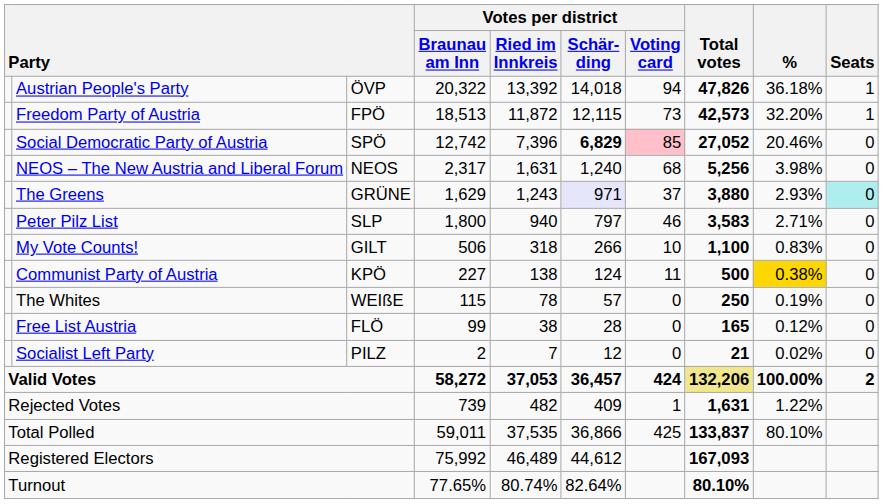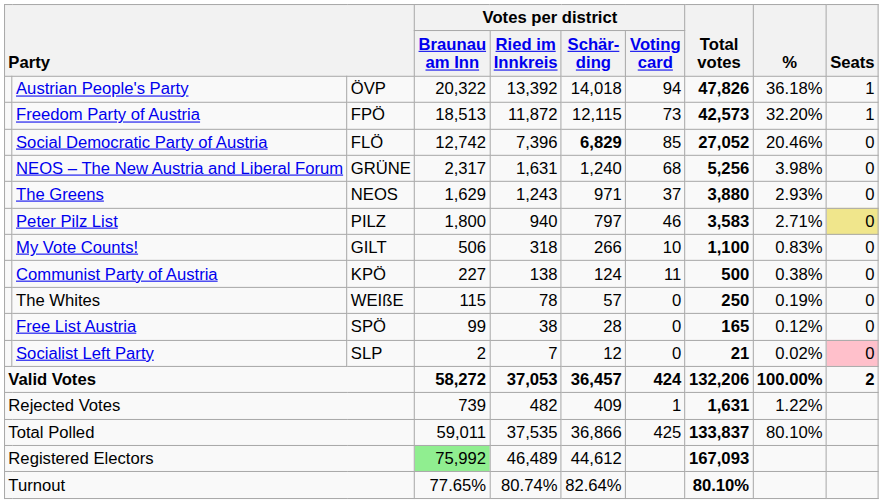(368, 141) SPÖ -> (367, 141) FLÖ
(672, 141) pink background -> (672, 141) no background
(374, 168) NEOS -> (381, 168) GRÜNE
(381, 194) GRÜNE -> (374, 194) NEOS
(608, 194) lavender background -> (608, 194) no background
(870, 194) paleturquoise background -> (870, 194) no background
(367, 221) SLP -> (368, 221) PILZ
(870, 221) no background -> (870, 221) khaki background
(799, 273) gold background -> (799, 273) no background
(367, 326) FLÖ -> (368, 326) SPÖ
(368, 353) PILZ -> (367, 353) SLP
(870, 353) no background -> (870, 353) pink background
(719, 379) khaki background -> (719, 379) no background
(461, 458) no background -> (461, 458) lightgreen background
